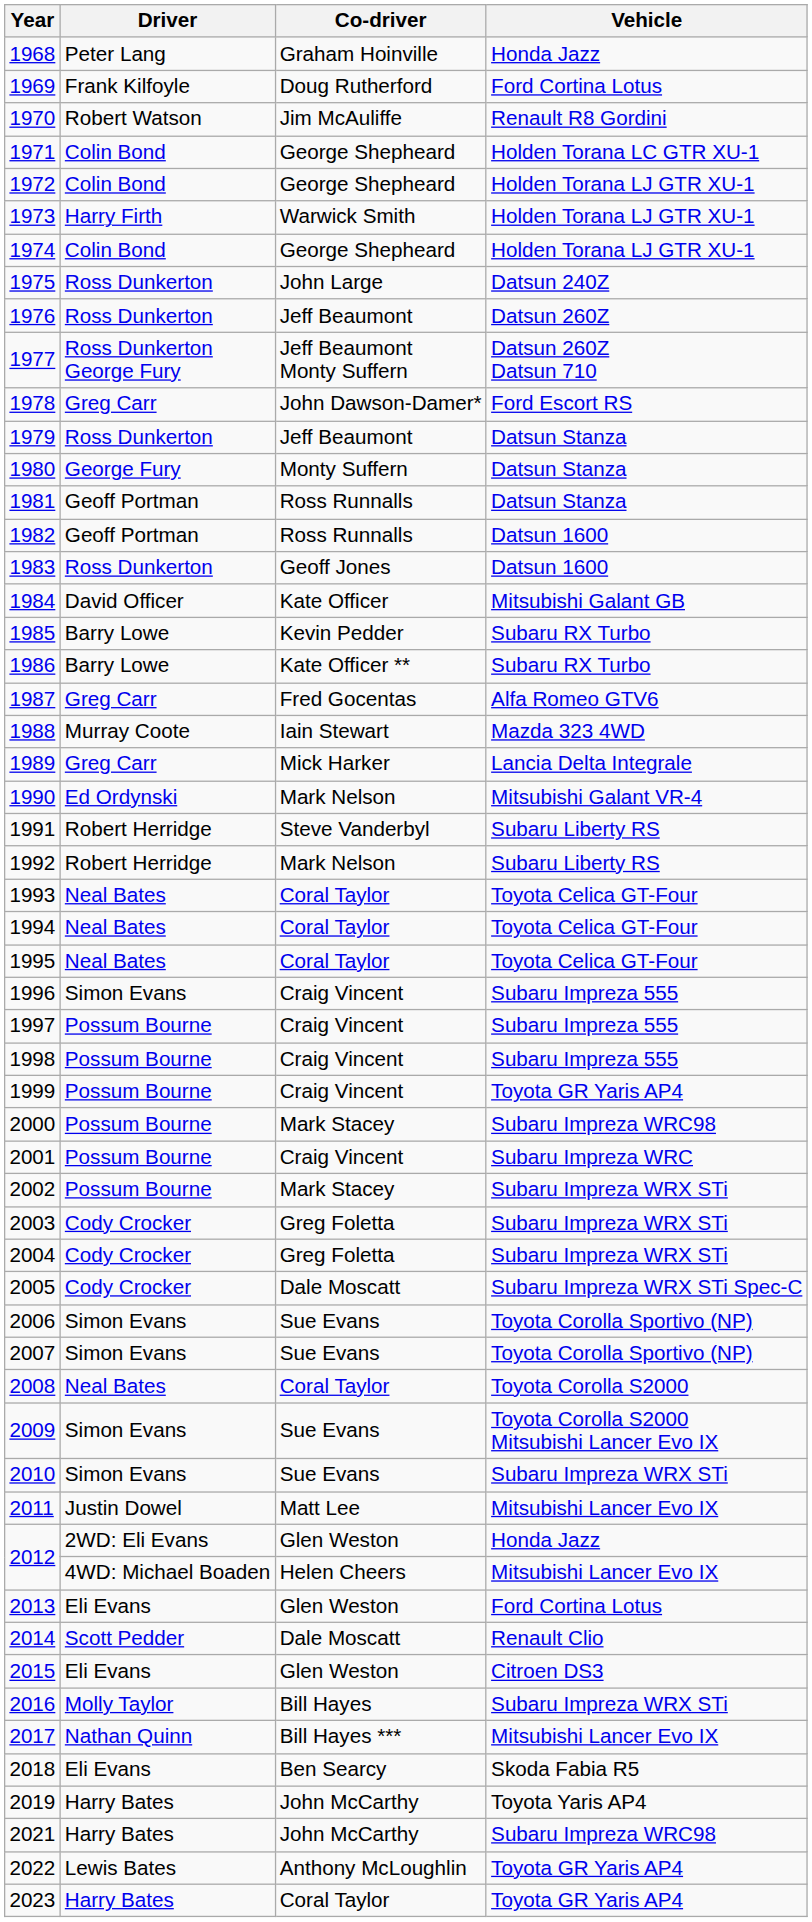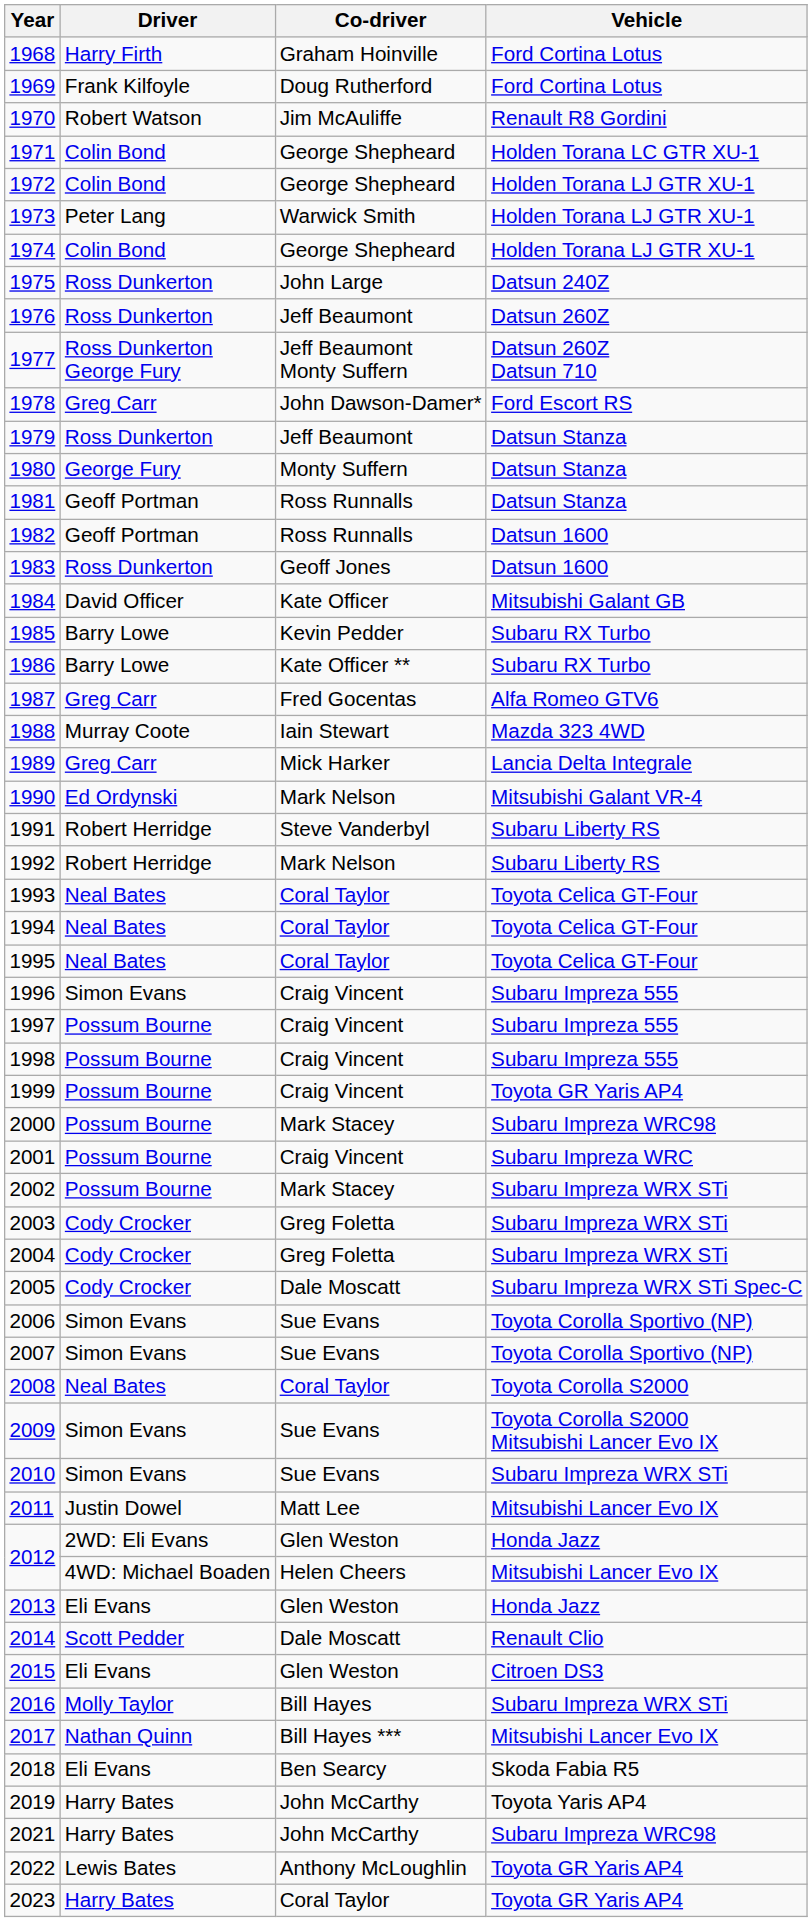(115, 53) Peter Lang -> (114, 53) Harry Firth
(546, 53) Honda Jazz -> (577, 53) Ford Cortina Lotus
(114, 217) Harry Firth -> (115, 217) Peter Lang
(577, 1605) Ford Cortina Lotus -> (546, 1605) Honda Jazz
